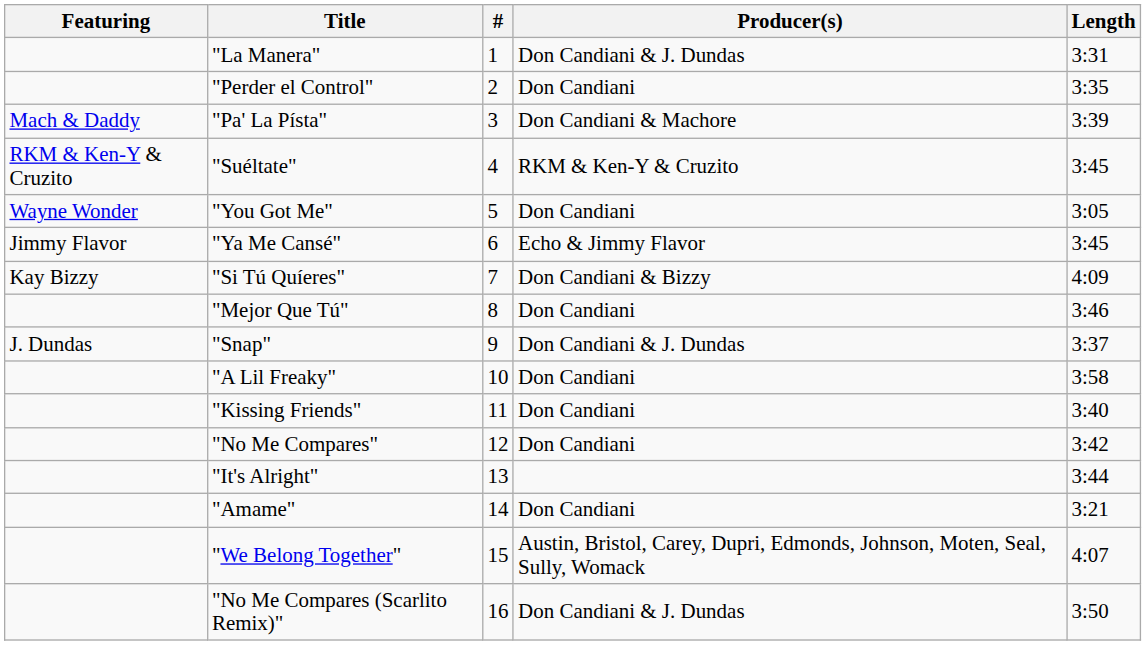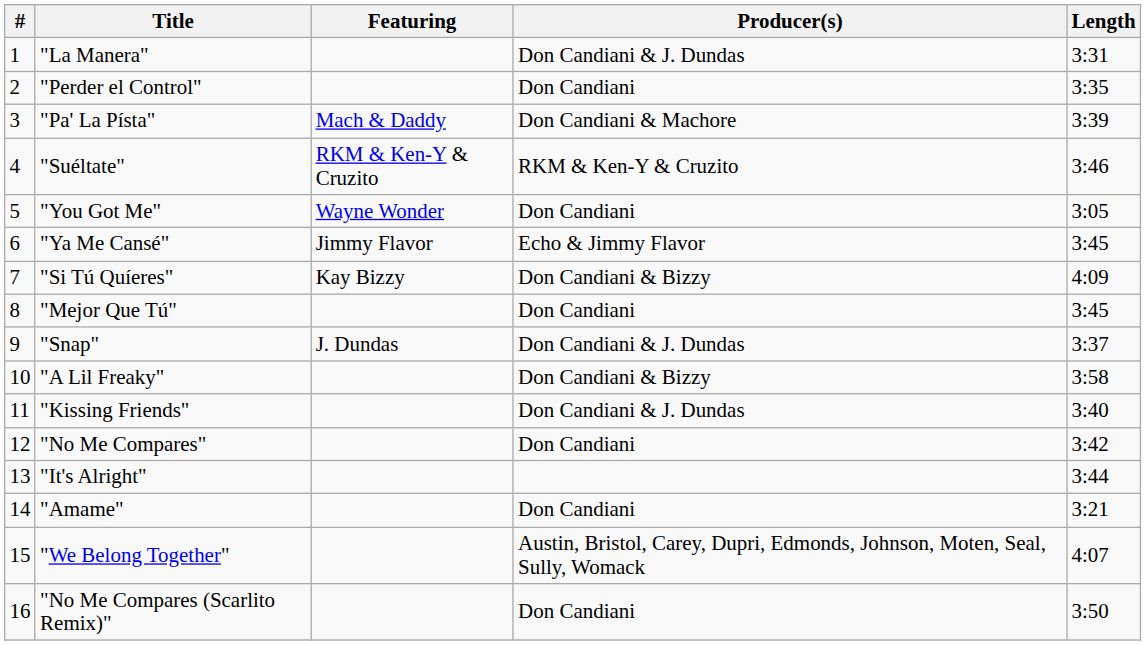columns swapped: (498, 21) <-> (106, 21)
(1090, 165) 3:45 -> (1090, 165) 3:46
(1090, 310) 3:46 -> (1090, 310) 3:45
(577, 377) Don Candiani -> (614, 377) Don Candiani & Bizzy
(577, 410) Don Candiani -> (631, 410) Don Candiani & J. Dundas
(631, 611) Don Candiani & J. Dundas -> (577, 611) Don Candiani
